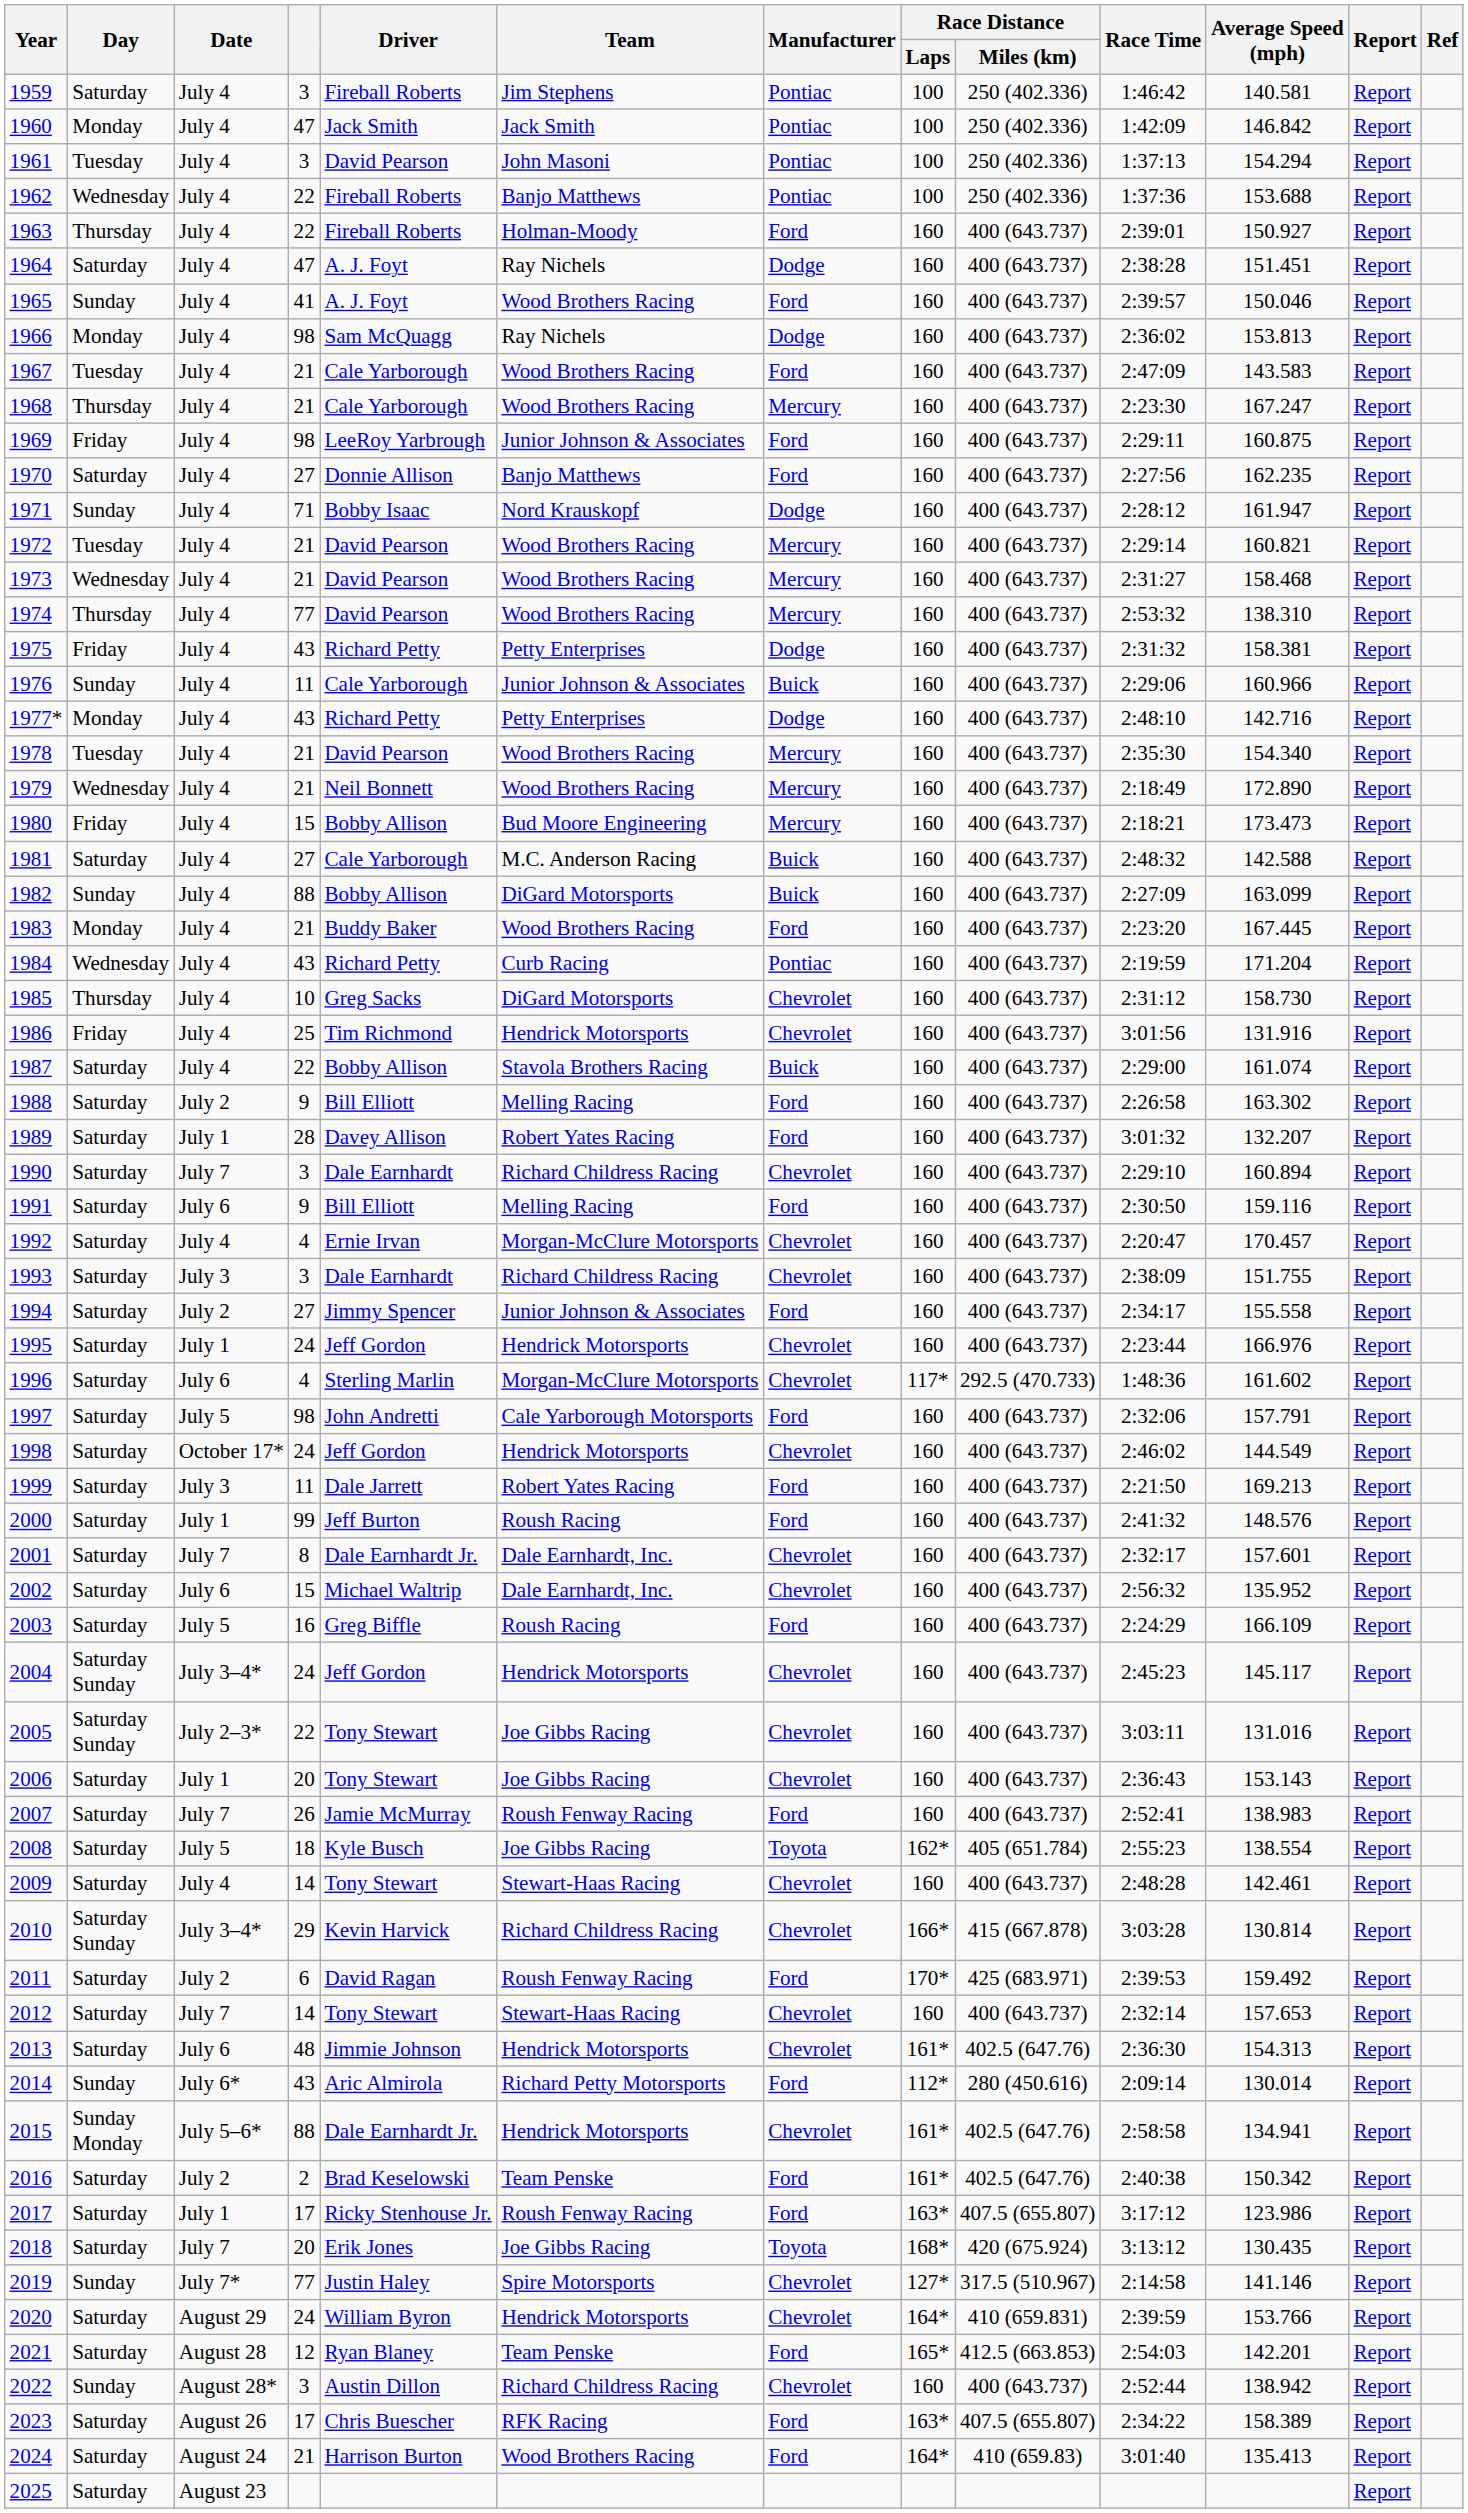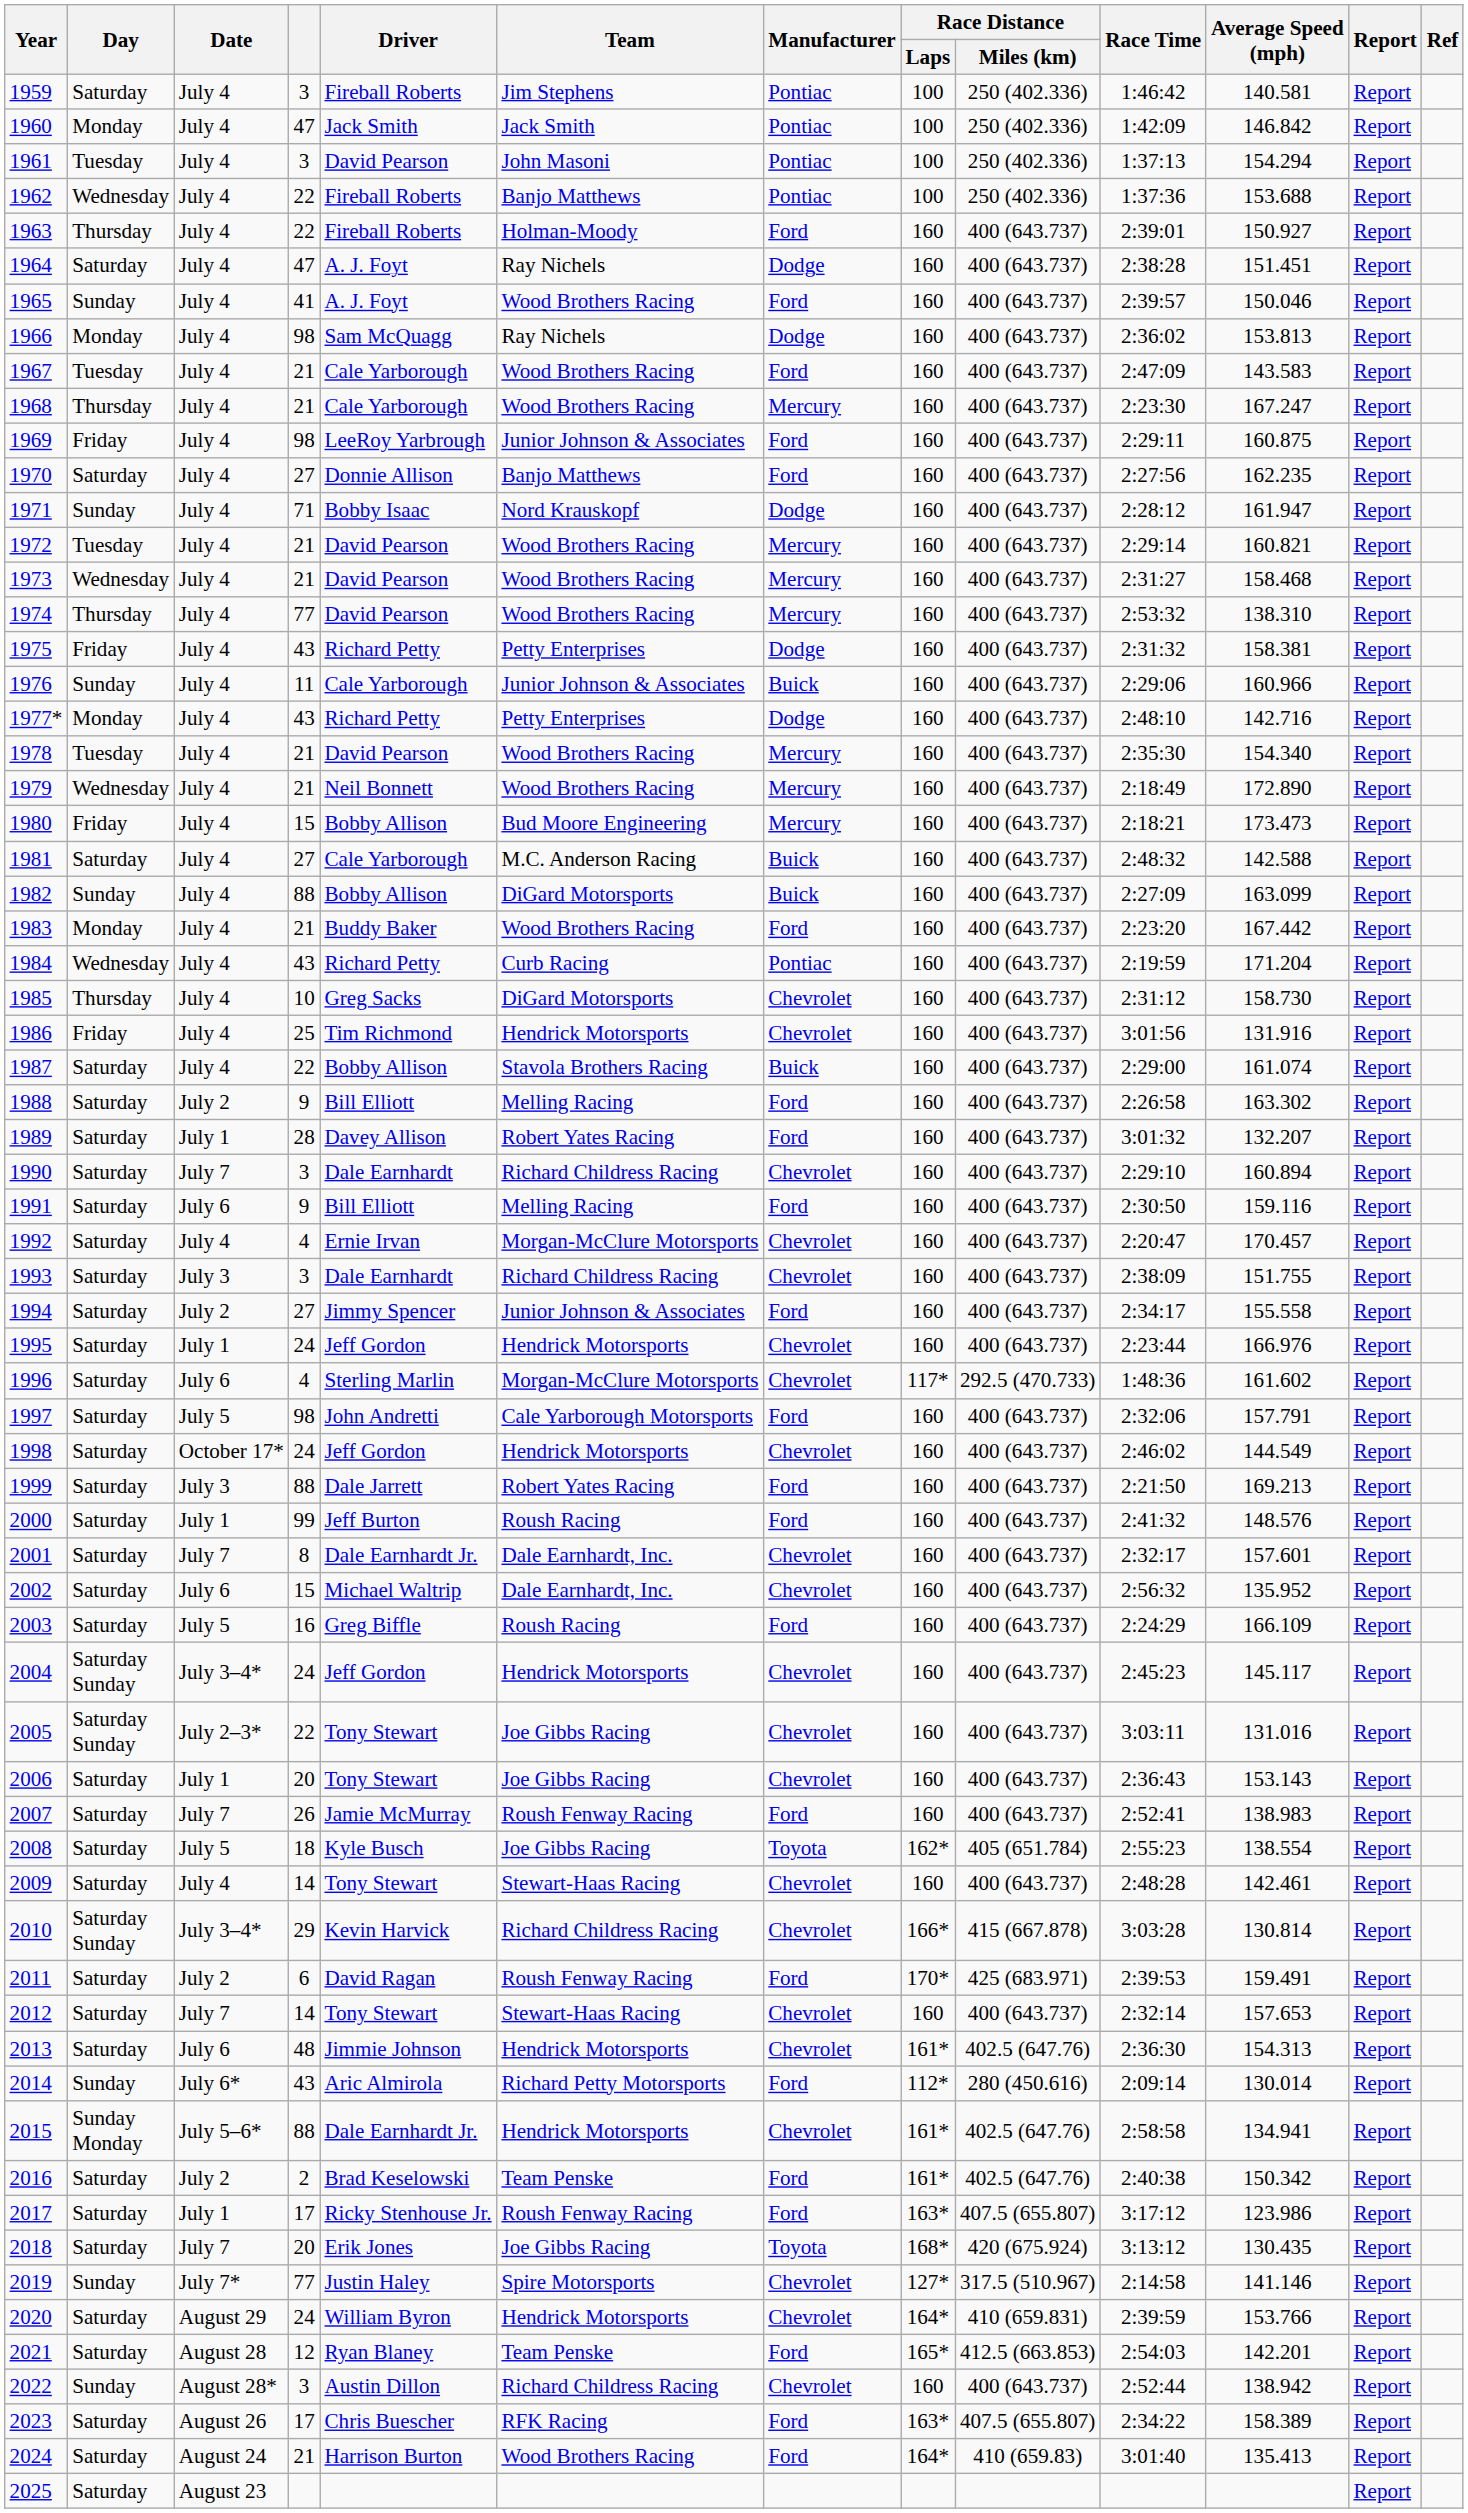(1277, 927) 167.445 -> (1277, 927) 167.442
(304, 1485) 11 -> (304, 1485) 88
(1277, 1978) 159.492 -> (1277, 1978) 159.491
